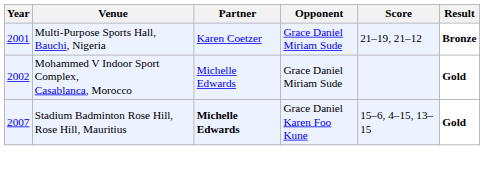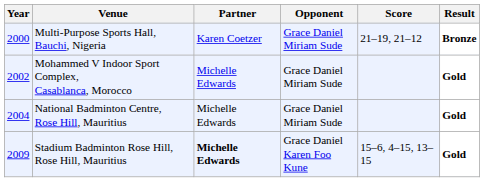(18, 39) 2001 -> (18, 39) 2000
+ row: (98, 116)
(18, 122) 2007 -> (18, 154) 2009
